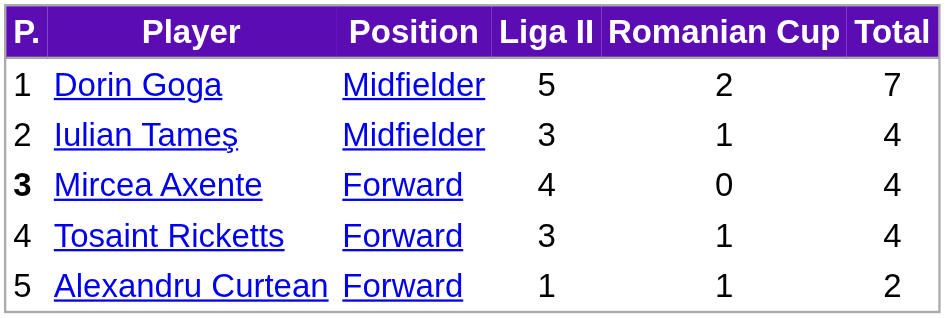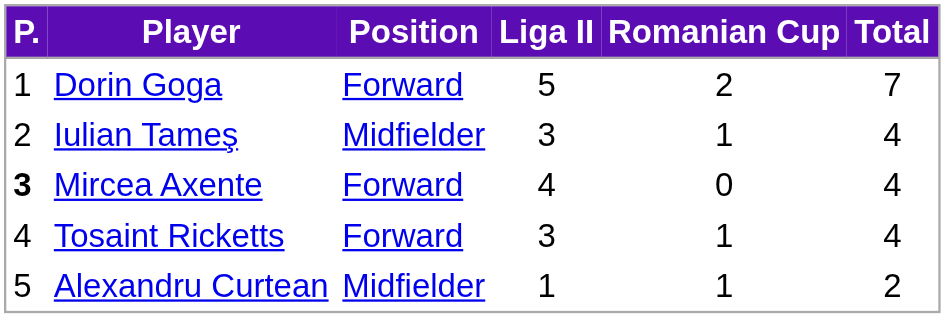(414, 84) Midfielder -> (403, 84) Forward
(403, 286) Forward -> (414, 286) Midfielder
